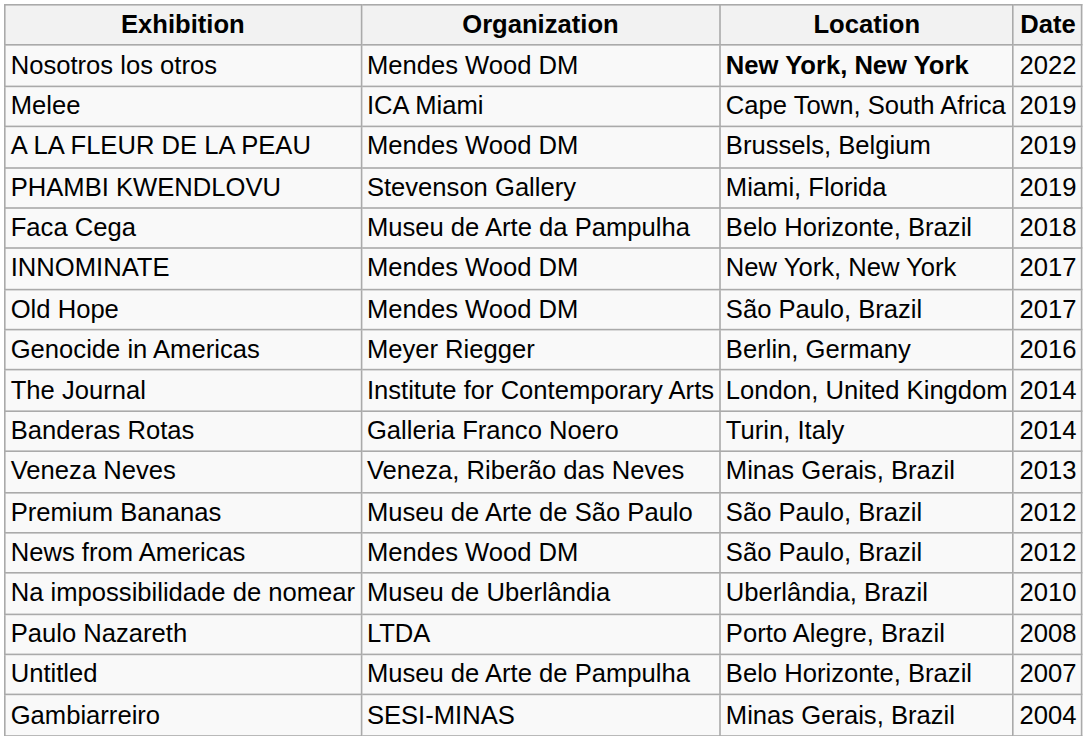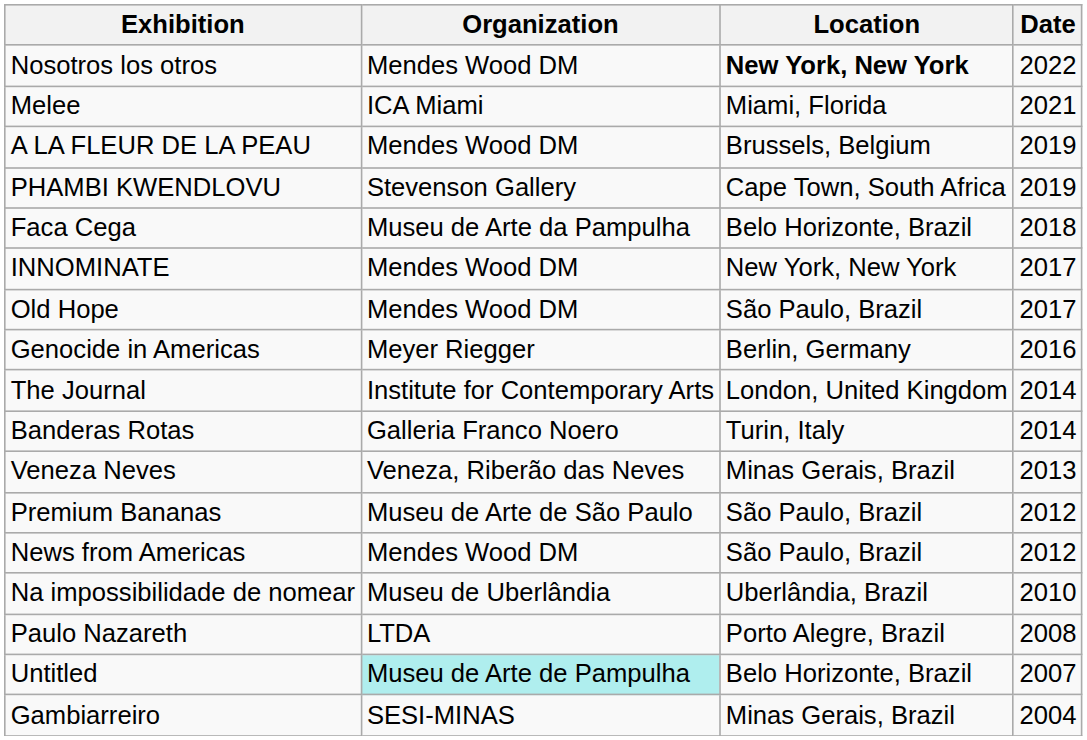(866, 106) Cape Town, South Africa -> (806, 106) Miami, Florida
(1048, 106) 2019 -> (1048, 106) 2021
(806, 187) Miami, Florida -> (866, 187) Cape Town, South Africa
(528, 674) no background -> (528, 674) paleturquoise background
